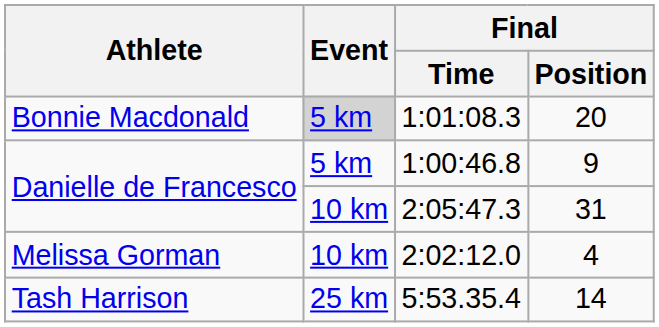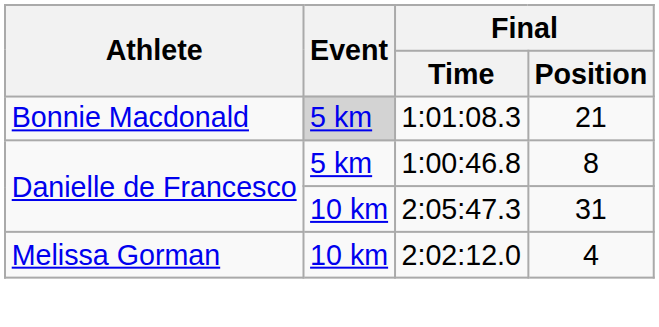(591, 119) 20 -> (591, 119) 21
(591, 164) 9 -> (591, 164) 8
- row: (461, 300)
